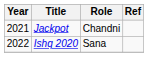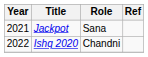(101, 28) Chandni -> (94, 28) Sana
(94, 44) Sana -> (101, 44) Chandni
